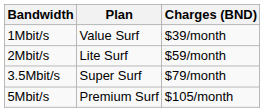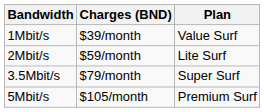columns swapped: (119, 14) <-> (211, 14)
